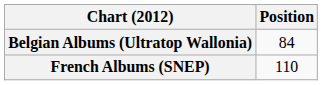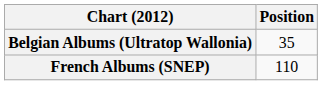(287, 42) 84 -> (287, 42) 35
